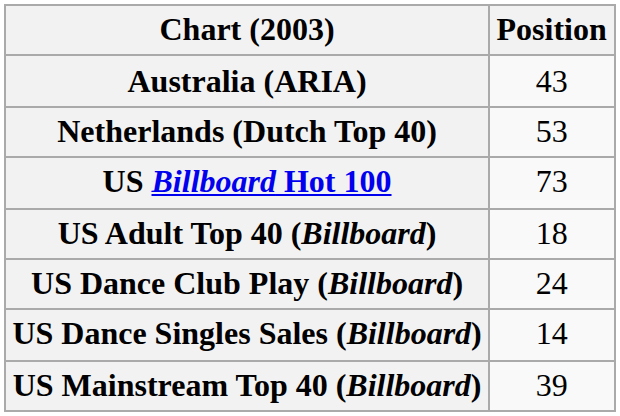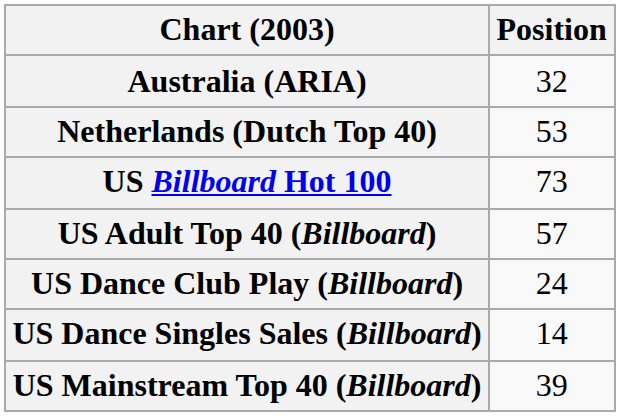(552, 80) 43 -> (552, 80) 32
(552, 232) 18 -> (552, 232) 57
